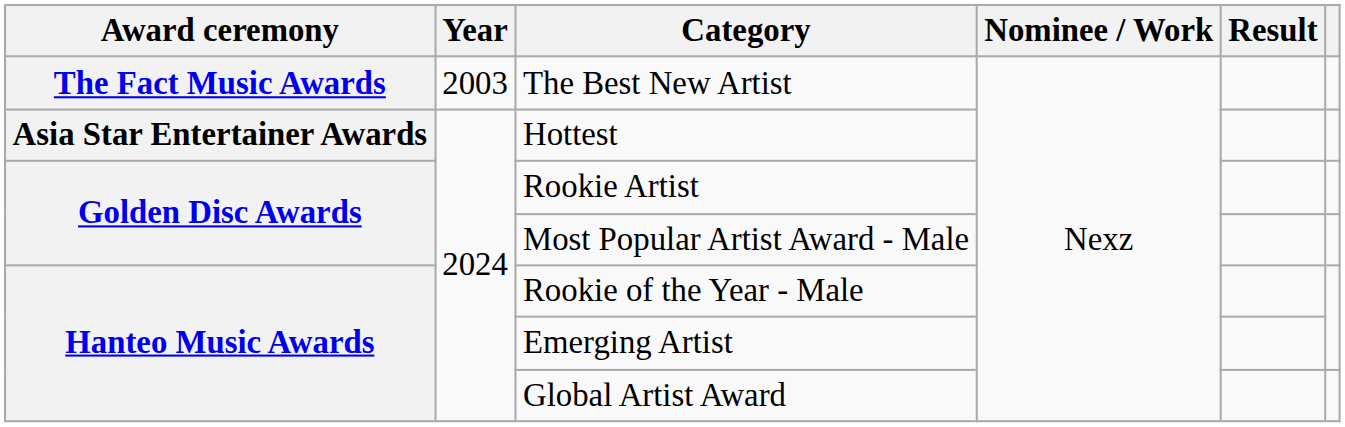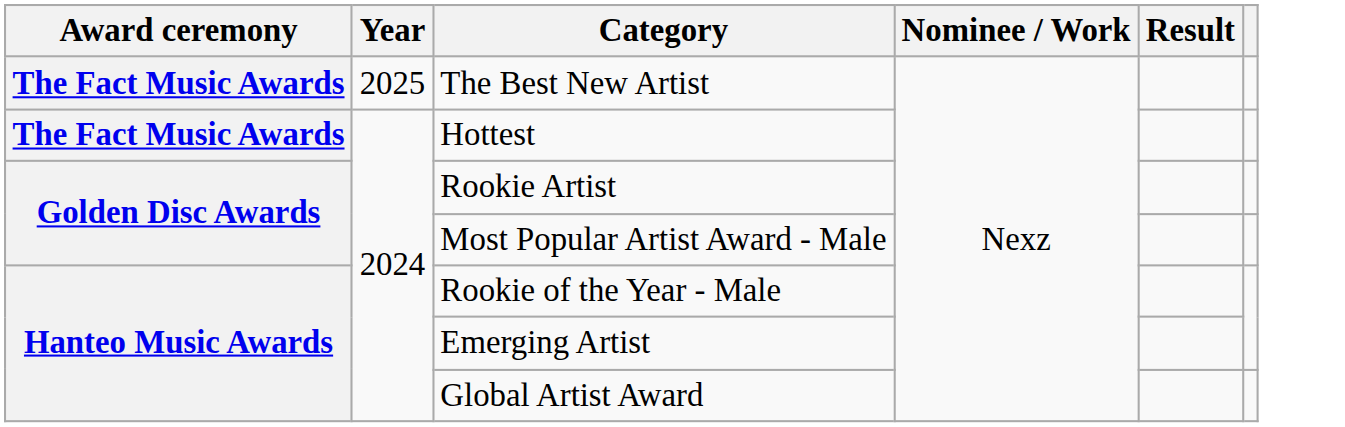(475, 82) 2003 -> (392, 82) 2025
(220, 134) Asia Star Entertainer Awards -> (179, 134) The Fact Music Awards
